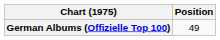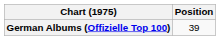(194, 27) 49 -> (194, 27) 39
